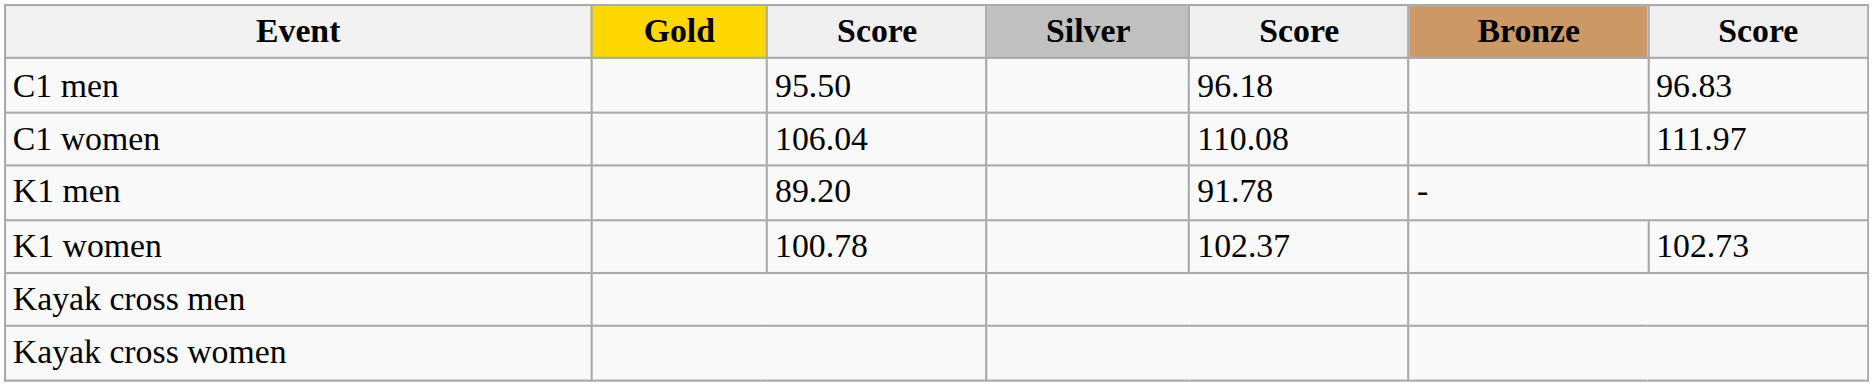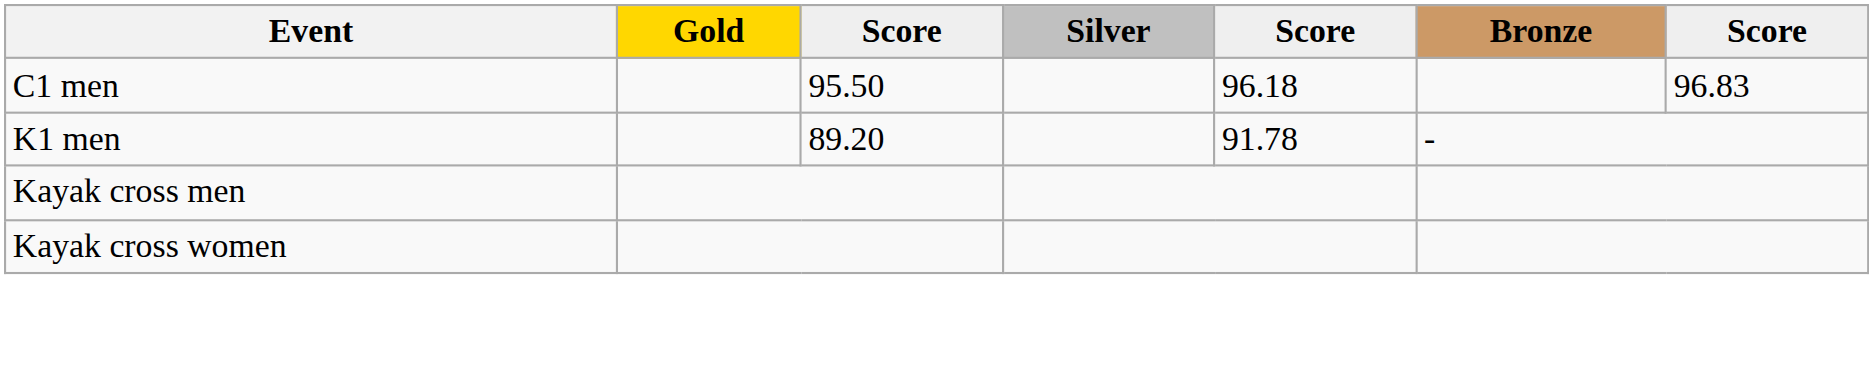- row: (86, 138)
- row: (87, 245)
